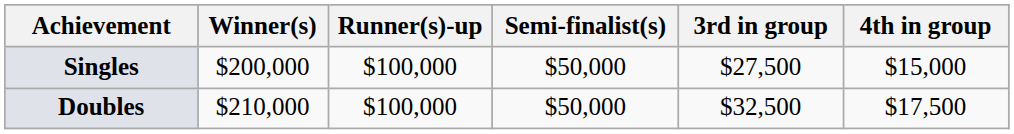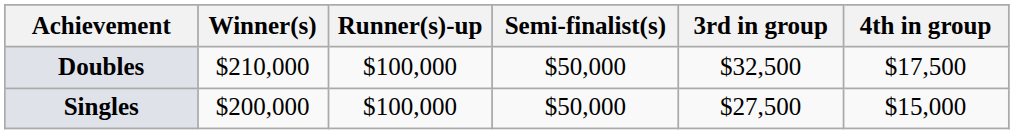rows swapped: (101, 66) <-> (101, 108)
